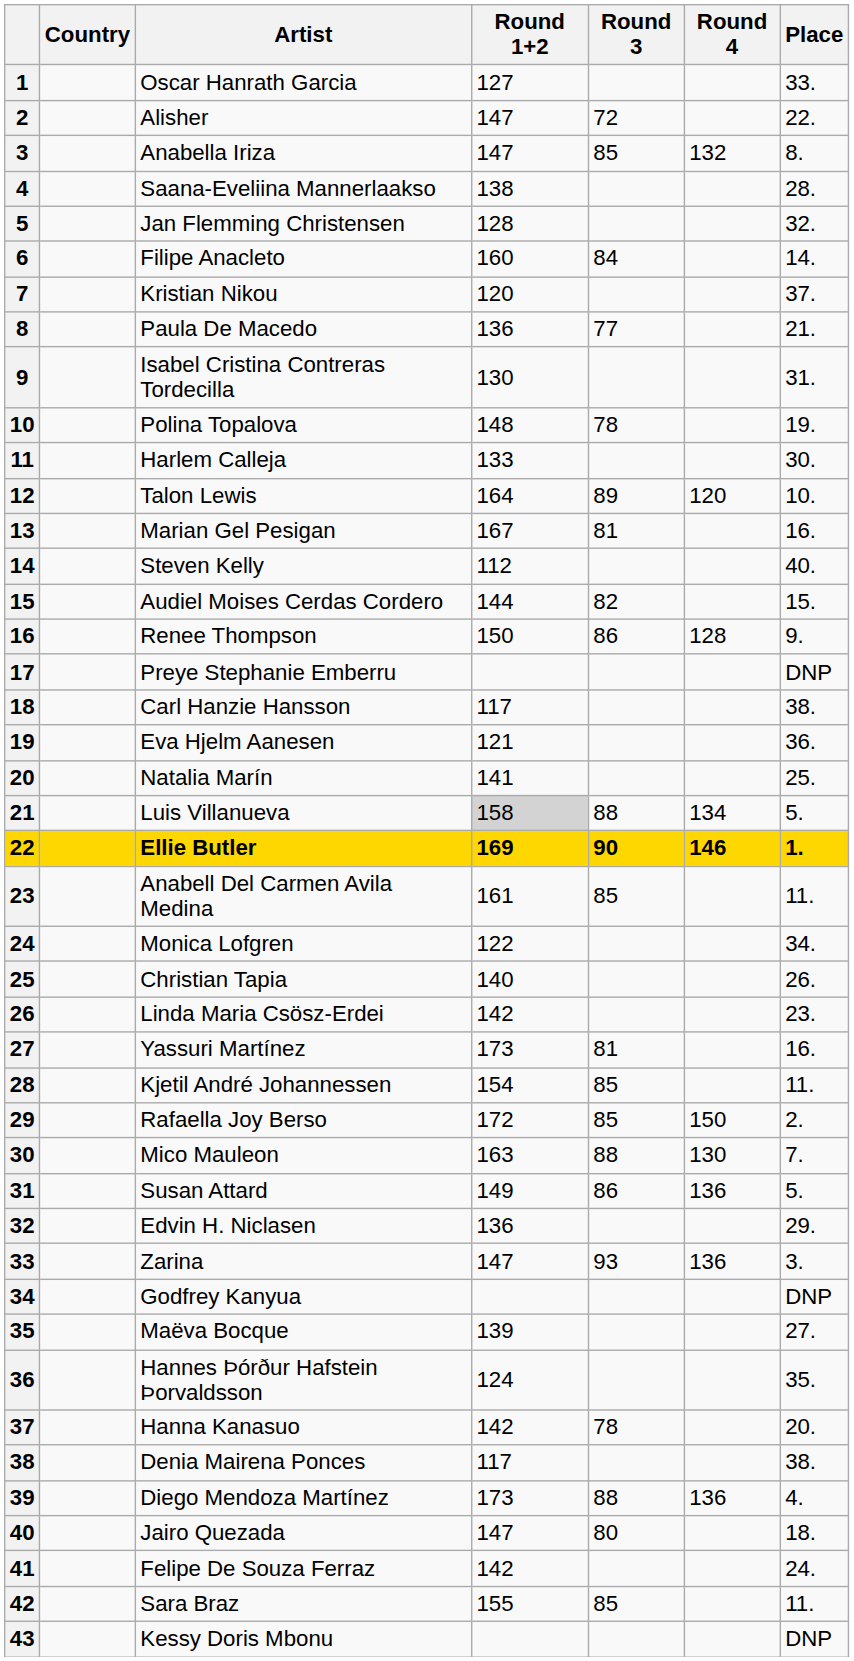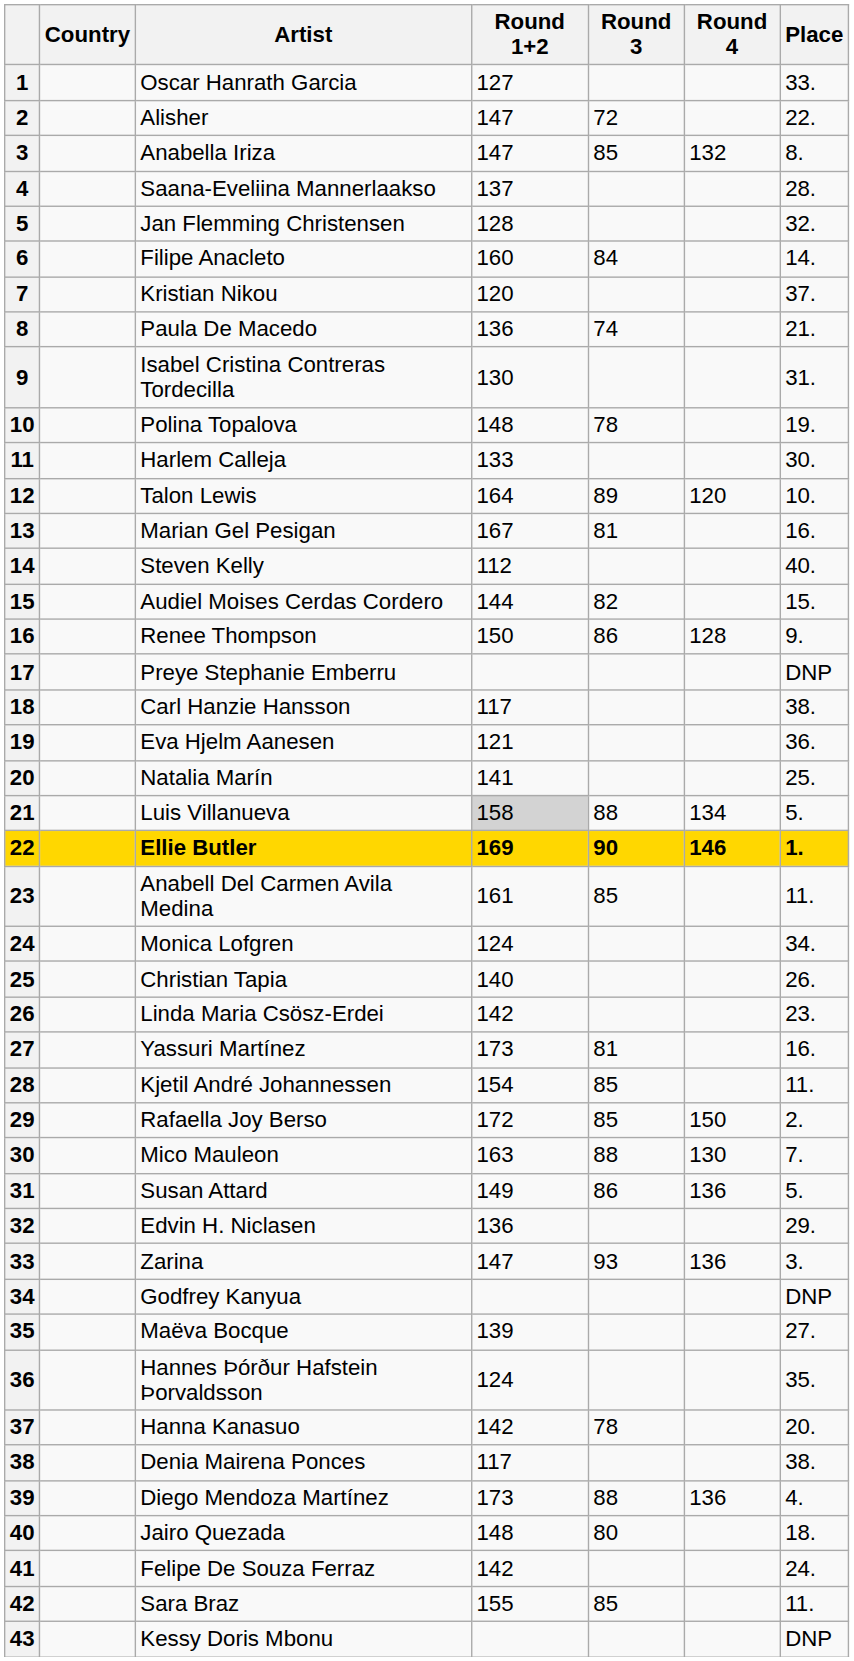(495, 188) 138 -> (495, 188) 137
(606, 329) 77 -> (606, 329) 74
(495, 943) 122 -> (495, 943) 124
(495, 1533) 147 -> (495, 1533) 148
